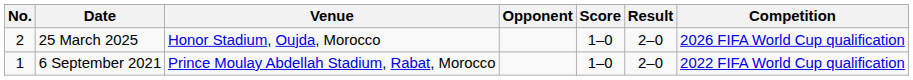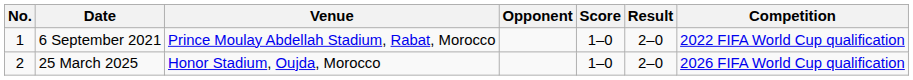rows swapped: (100, 63) <-> (88, 39)
